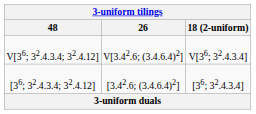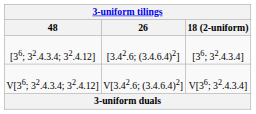rows swapped: (53, 84) <-> (53, 55)
